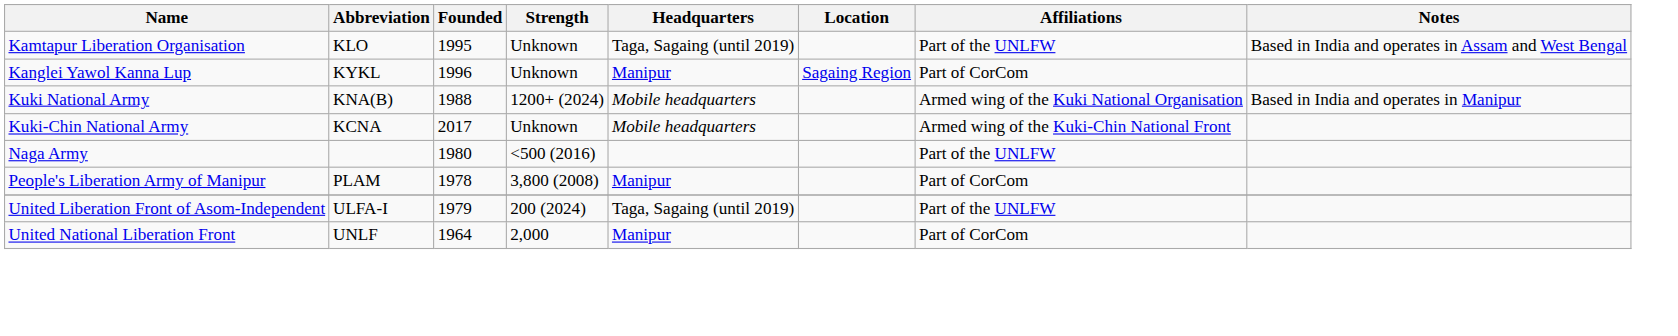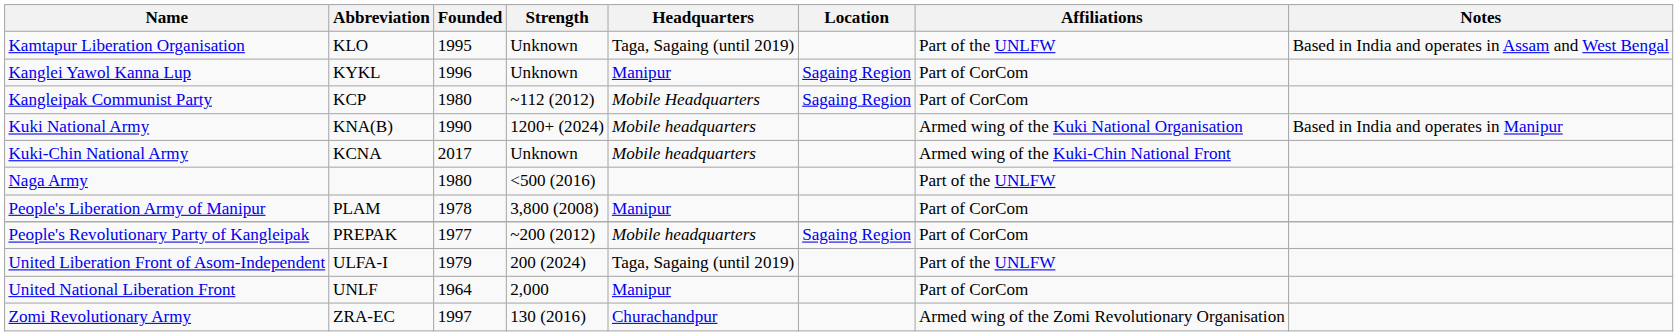+ row: (110, 99)
(455, 99) 1988 -> (455, 126) 1990
+ row: (159, 235)
+ row: (100, 316)
